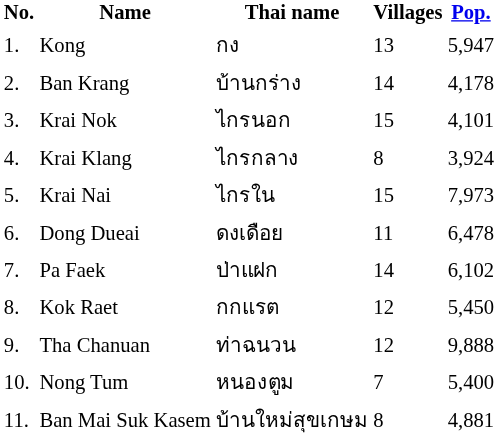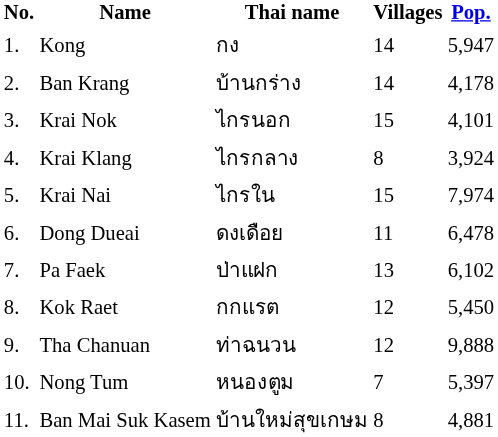(384, 45) 13 -> (384, 45) 14
(471, 194) 7,973 -> (471, 194) 7,974
(384, 269) 14 -> (384, 269) 13
(471, 381) 5,400 -> (471, 381) 5,397
